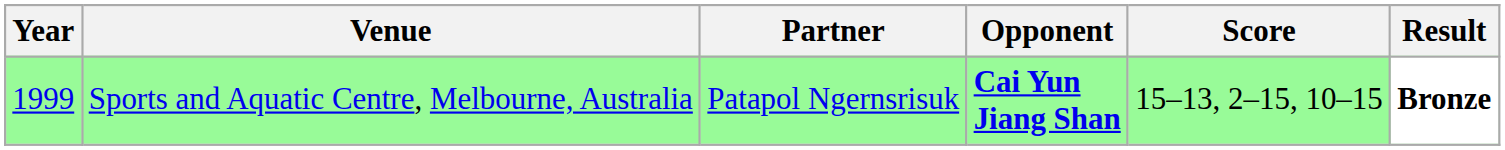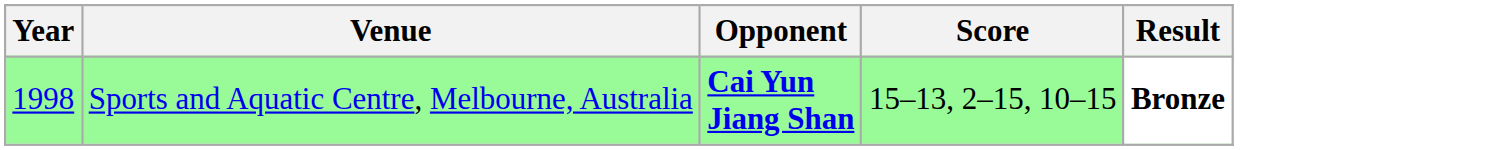- column: (833, 30)
(43, 99) 1999 -> (43, 99) 1998
